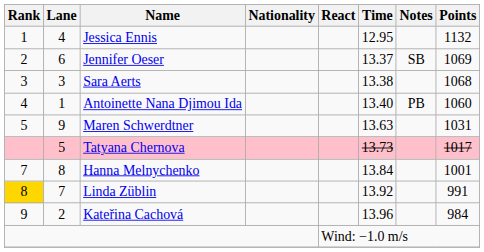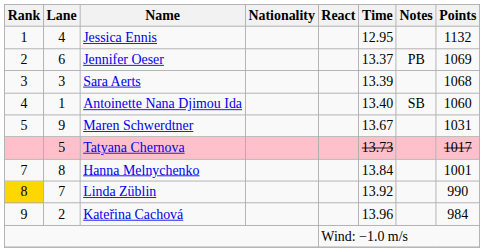(416, 59) SB -> (416, 59) PB
(377, 81) 13.38 -> (377, 81) 13.39
(416, 103) PB -> (416, 103) SB
(377, 125) 13.63 -> (377, 125) 13.67
(458, 192) 991 -> (458, 192) 990
